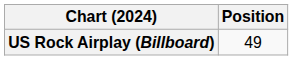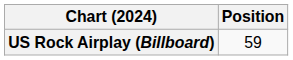(253, 42) 49 -> (253, 42) 59
